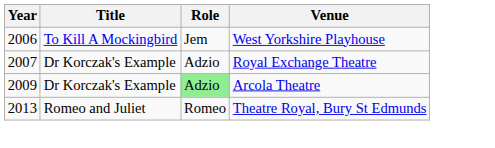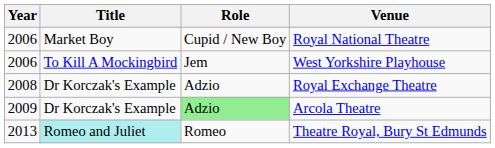+ row: (361, 39)
(22, 62) 2007 -> (22, 85) 2008
(95, 108) no background -> (95, 131) paleturquoise background
